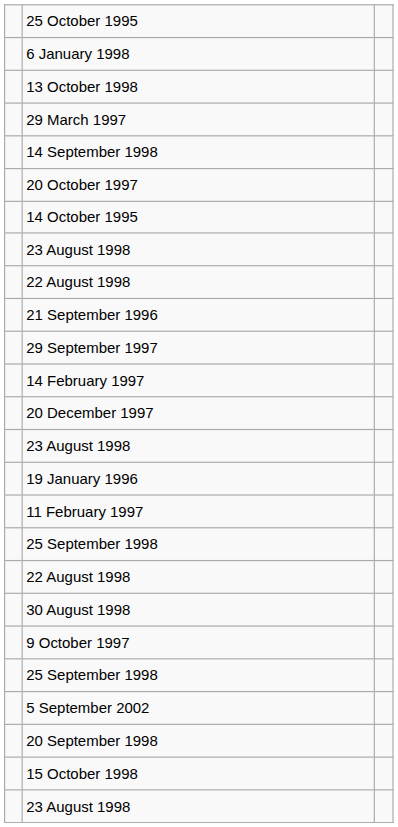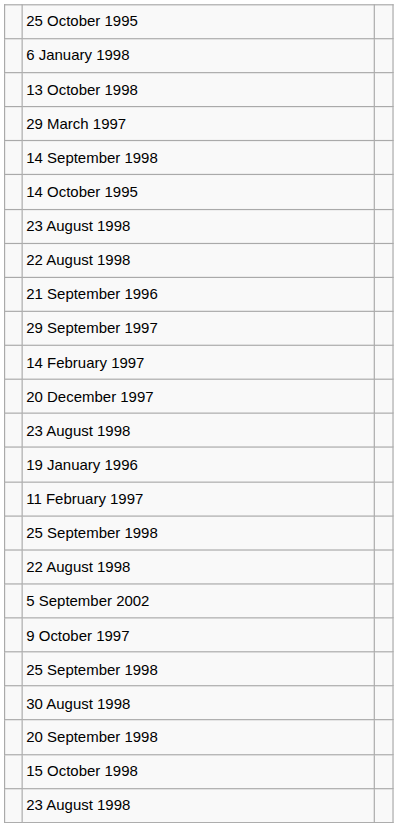- row: (14, 184)
rows swapped: (14, 708) <-> (14, 610)
